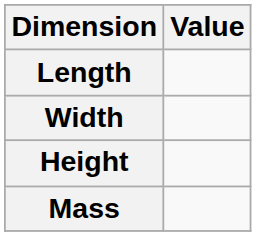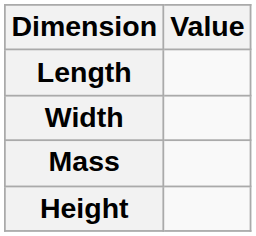rows swapped: (84, 162) <-> (84, 207)
